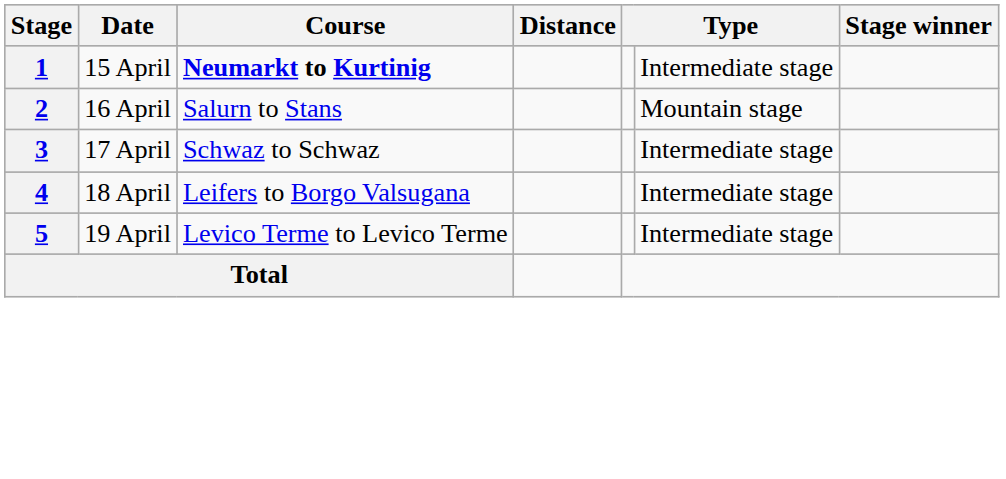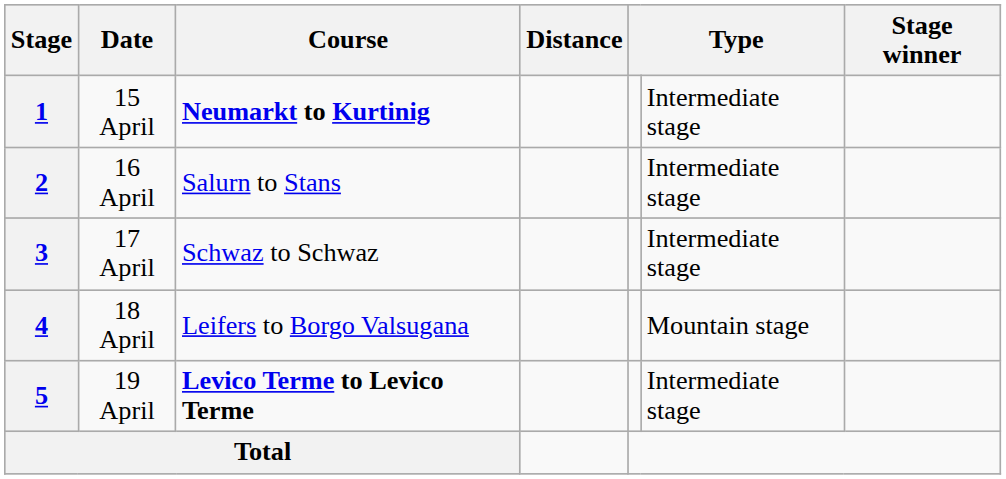(721, 108) Mountain stage -> (713, 182) Intermediate stage
(737, 191) Intermediate stage -> (728, 324) Mountain stage
(345, 233) normal -> (313, 395) bold
